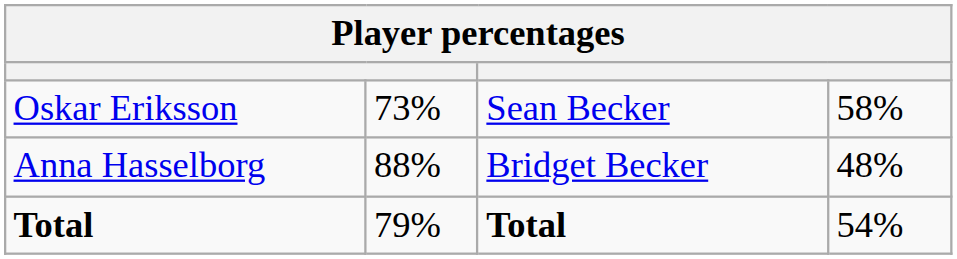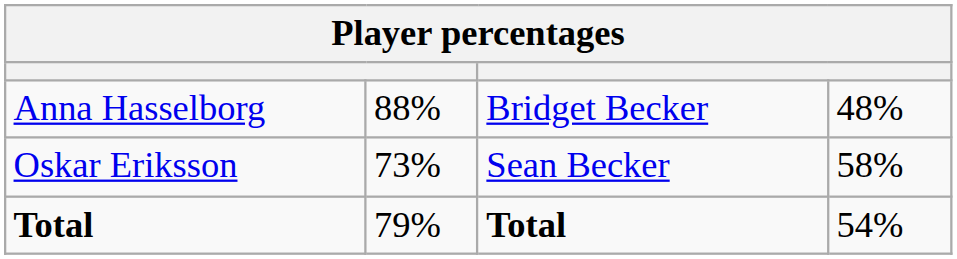rows swapped: (139, 165) <-> (126, 108)
